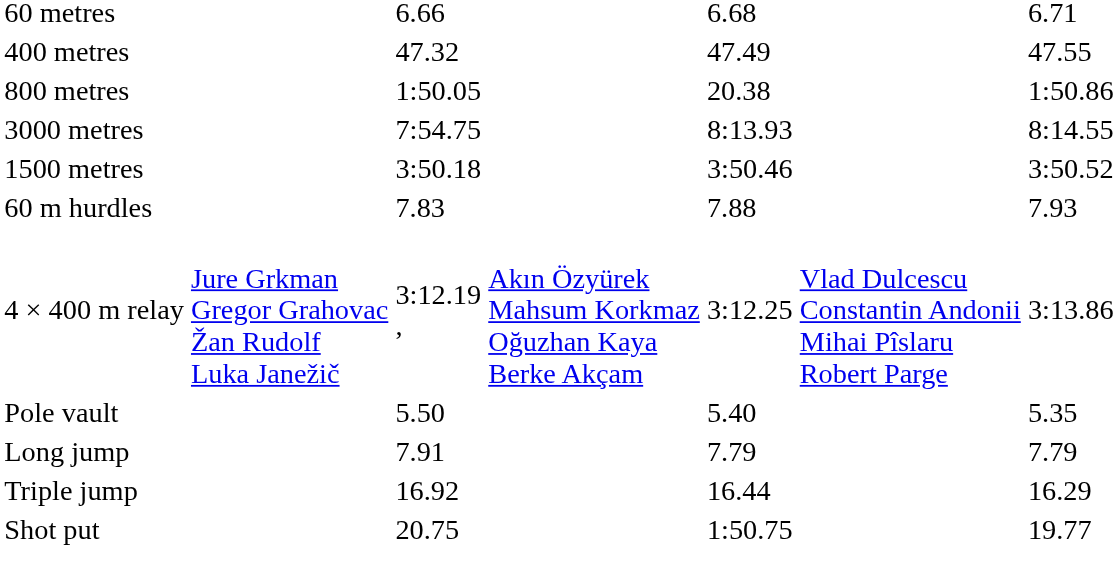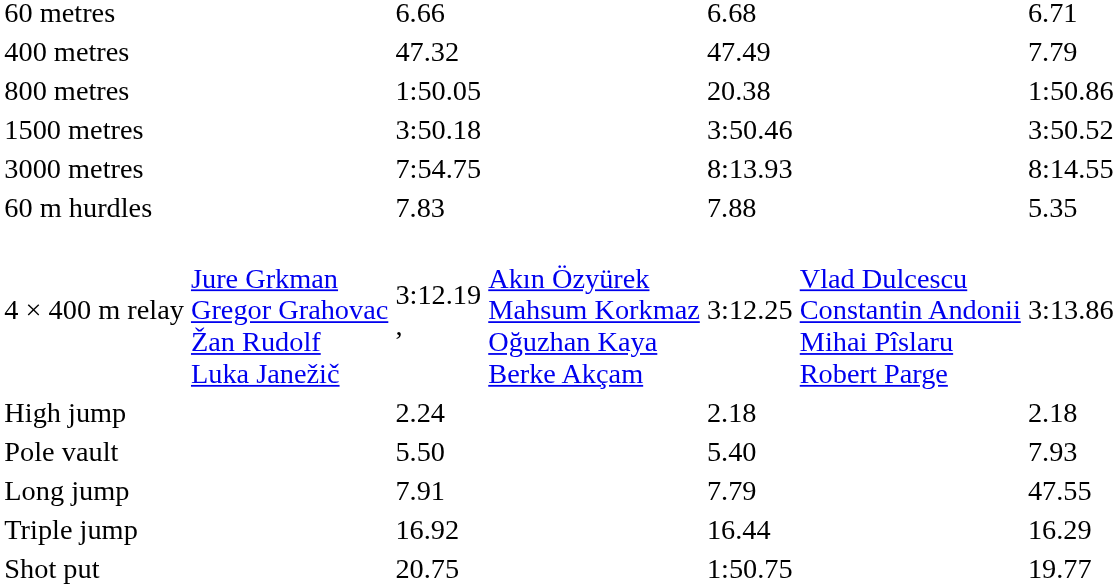(1060, 51) 47.55 -> (1053, 51) 7.79
rows swapped: (74, 168) <-> (74, 129)
(1053, 207) 7.93 -> (1053, 207) 5.35
+ row: (65, 412)
(1053, 412) 5.35 -> (1053, 451) 7.93
(1053, 451) 7.79 -> (1060, 490) 47.55
